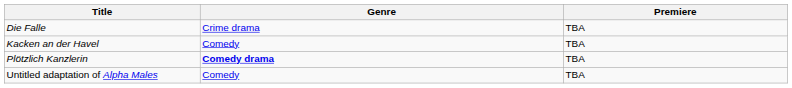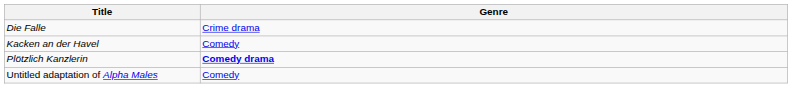- column: (675, 12)
